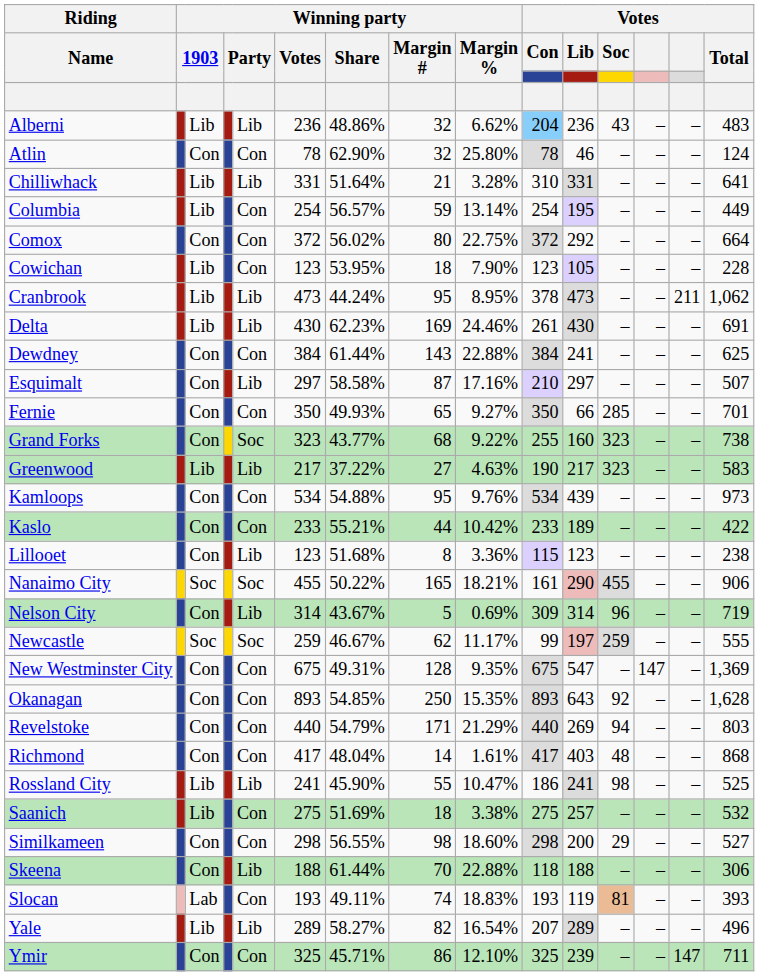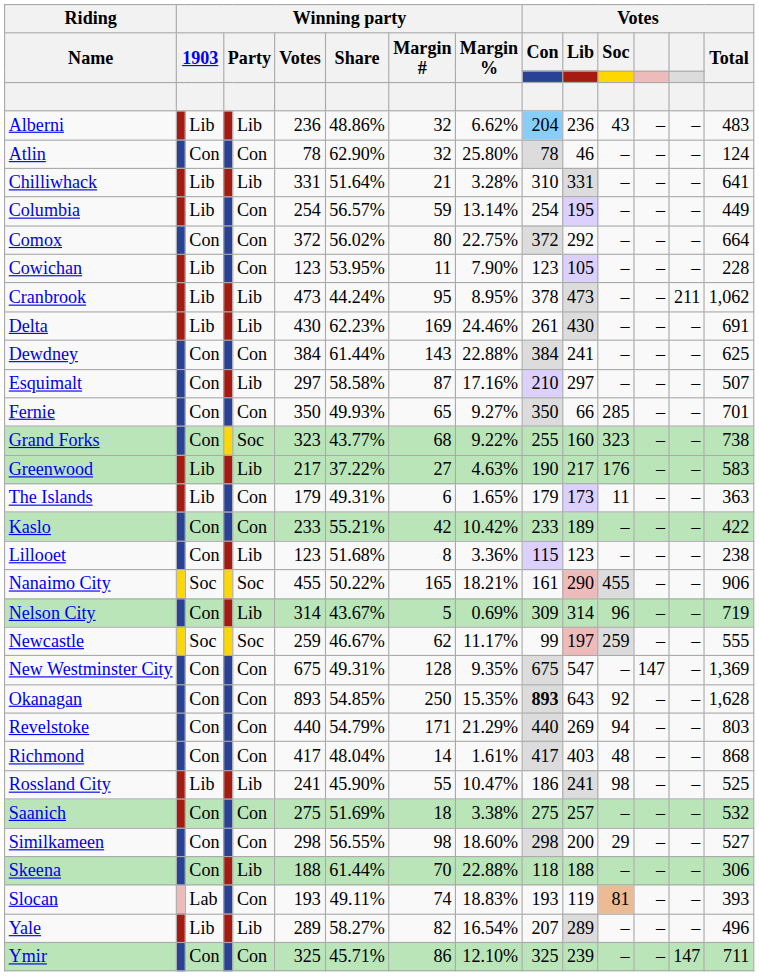(442, 268) 18 -> (443, 268) 11
(616, 469) 323 -> (616, 469) 176
+ row: (51, 497)
- row: (46, 497)
(442, 526) 44 -> (442, 526) 42
(545, 698) normal -> (545, 698) bold
(202, 813) Lib -> (204, 813) Con
